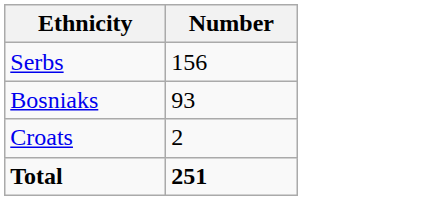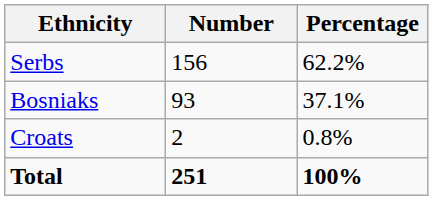+ column: (362, 23)
